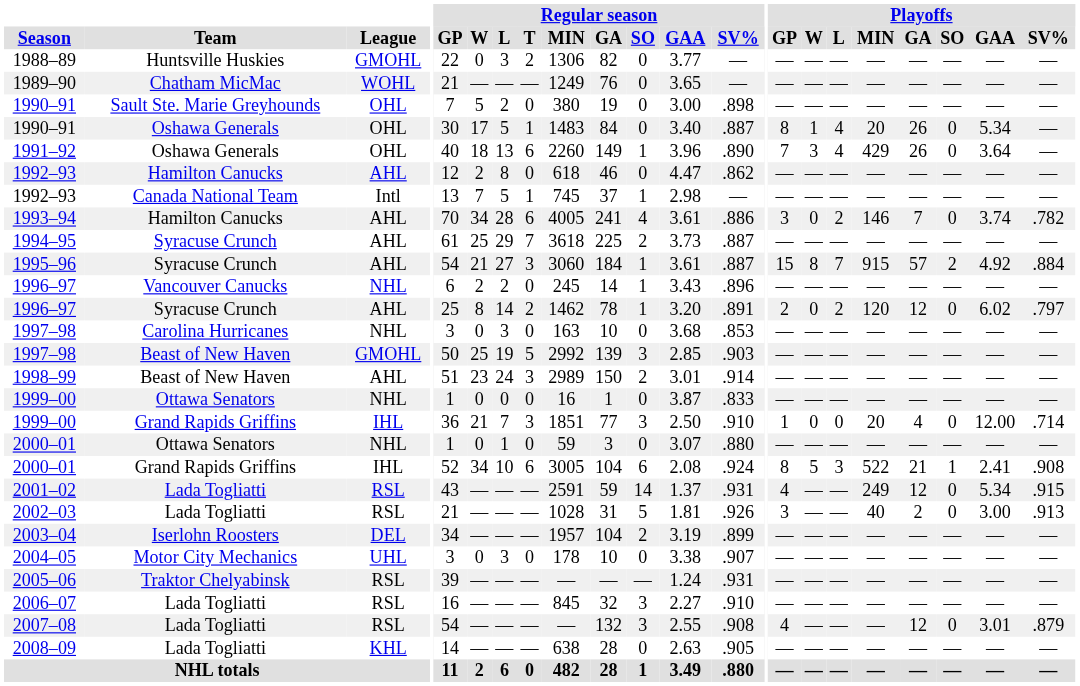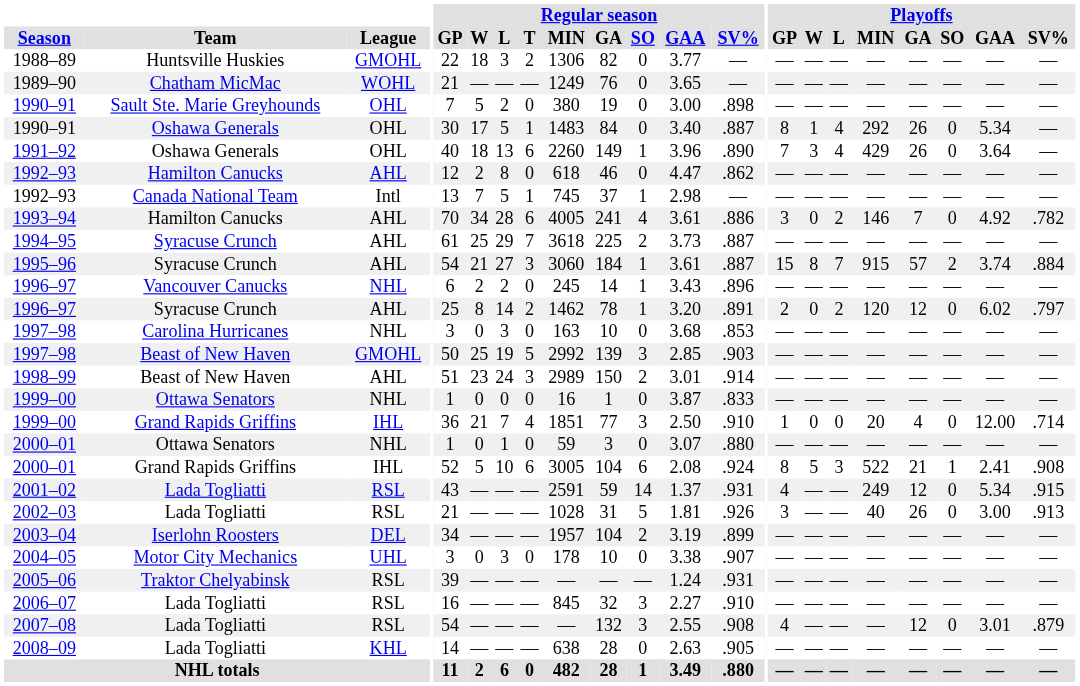(479, 60) 0 -> (479, 60) 18
(876, 128) 20 -> (876, 128) 292
(995, 218) 3.74 -> (995, 218) 4.92
(995, 263) 4.92 -> (995, 263) 3.74
(529, 422) 3 -> (529, 422) 4
(479, 467) 34 -> (479, 467) 5
(918, 512) 2 -> (918, 512) 26
